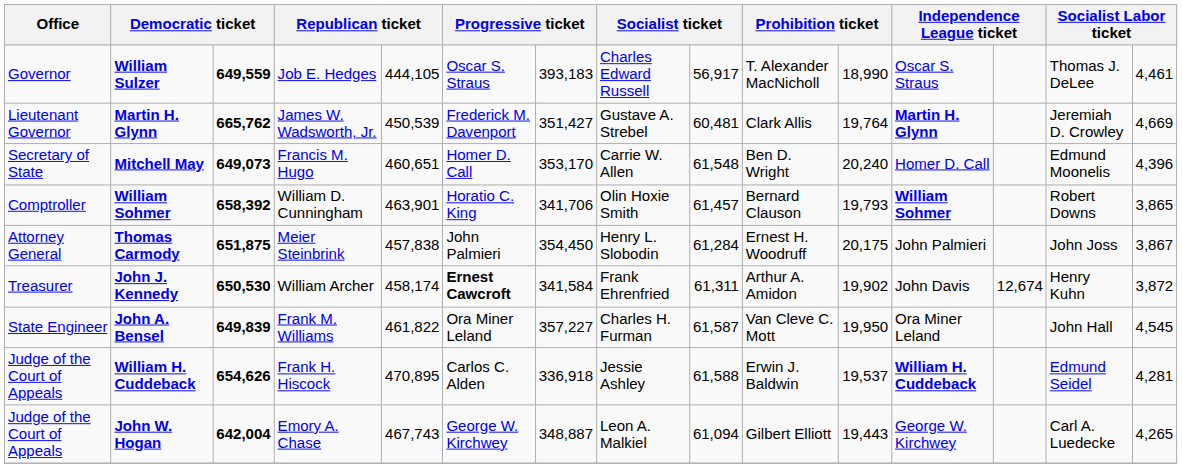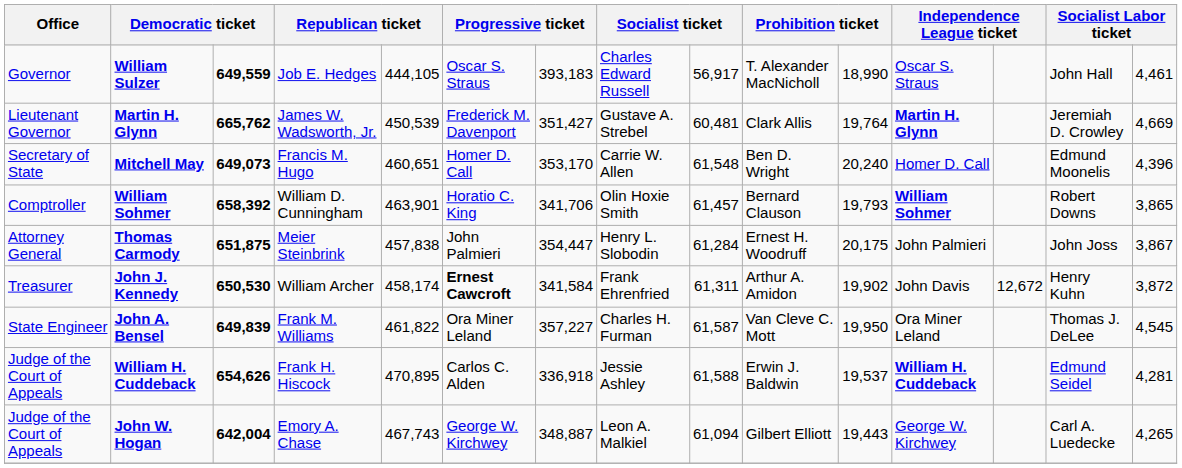(1085, 74) Thomas J. DeLee -> (1081, 74) John Hall
(566, 245) 354,450 -> (566, 245) 354,447
(1020, 286) 12,674 -> (1020, 286) 12,672
(1081, 327) John Hall -> (1085, 327) Thomas J. DeLee
